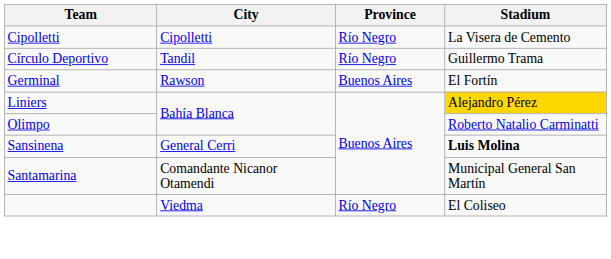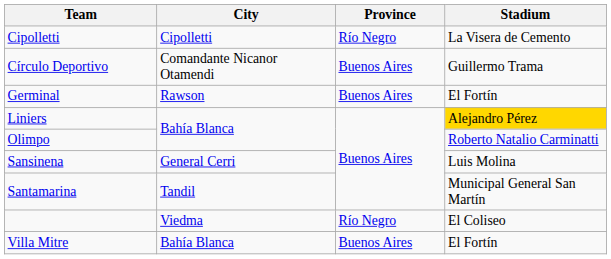(178, 59) Tandil -> (219, 66) Comandante Nicanor Otamendi
(367, 59) Río Negro -> (375, 66) Buenos Aires
(484, 146) bold -> (482, 161) normal
(219, 175) Comandante Nicanor Otamendi -> (178, 191) Tandil
+ row: (38, 242)
